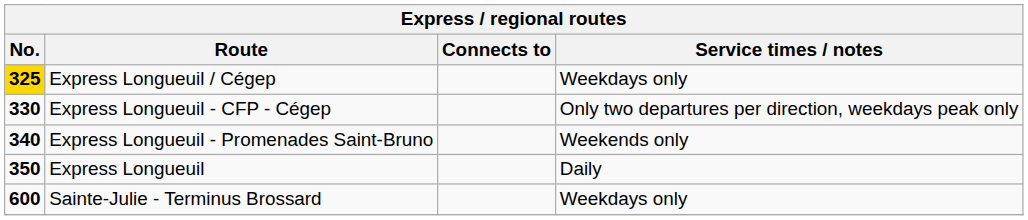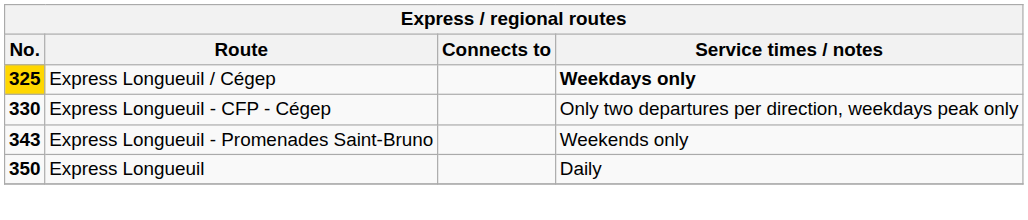(624, 79) normal -> (628, 79) bold
(25, 139) 340 -> (25, 139) 343
- row: (185, 199)
